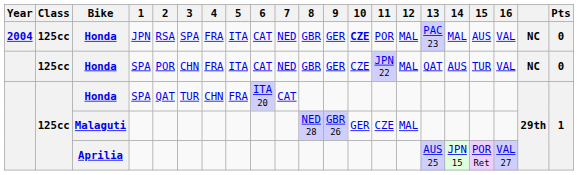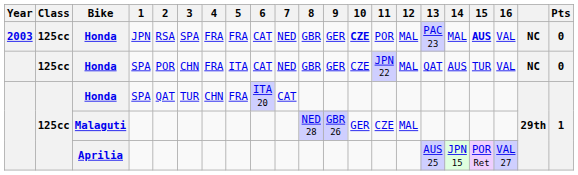(20, 37) 2004 -> (20, 37) 2003
(238, 37) ITA -> (238, 37) FRA
(482, 37) normal -> (482, 37) bold
